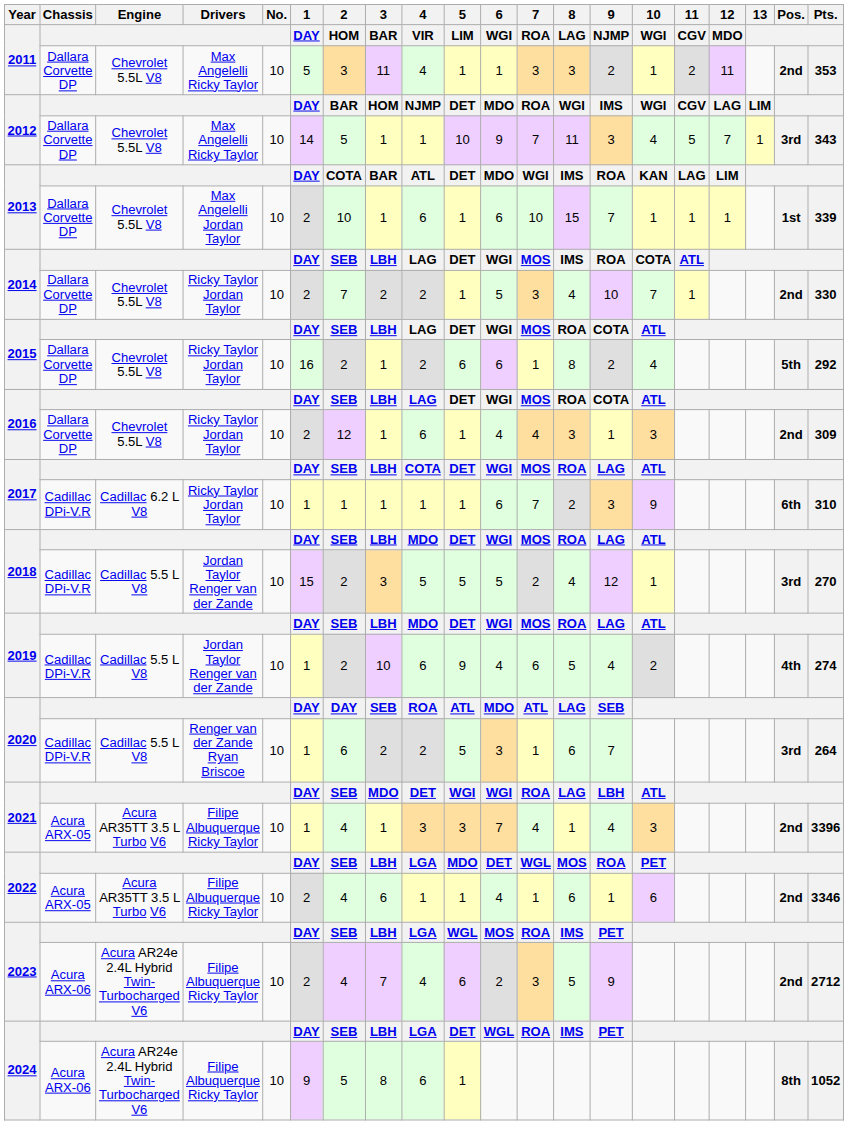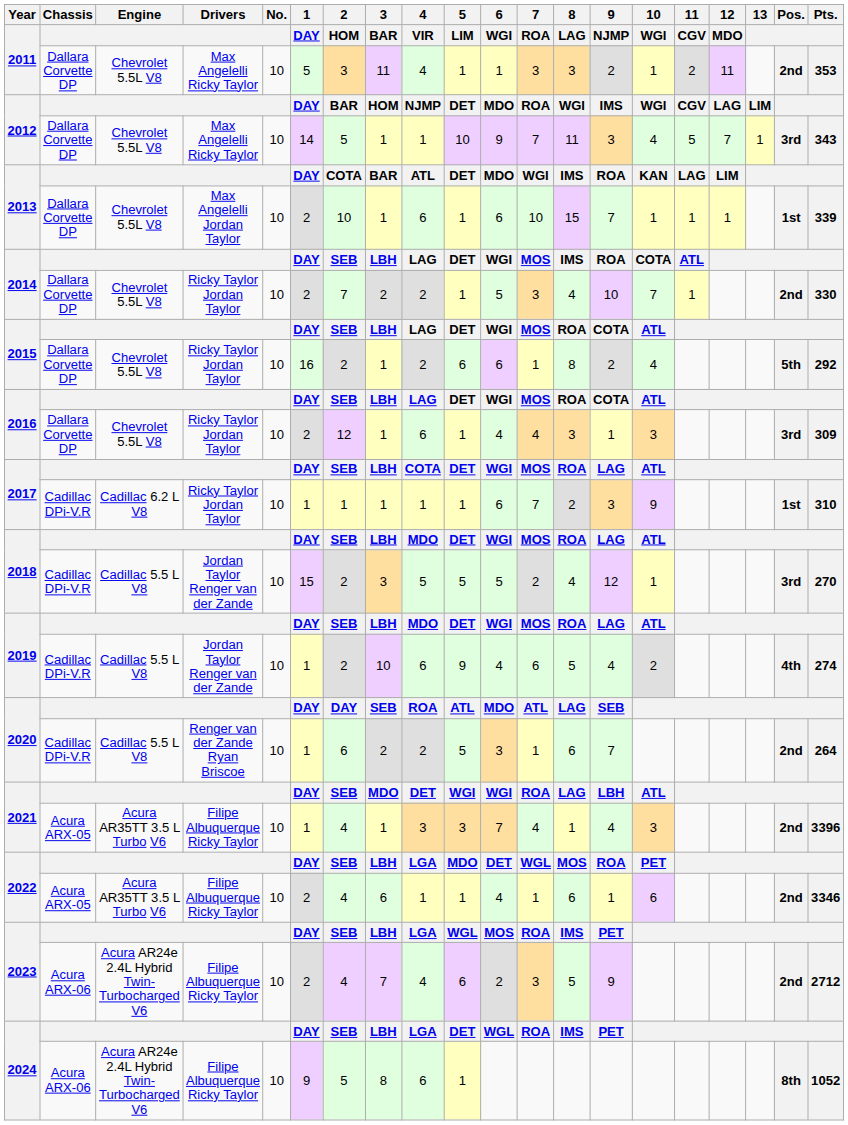(791, 434) 2nd -> (791, 434) 3rd
(791, 504) 6th -> (791, 504) 1st
(791, 750) 3rd -> (791, 750) 2nd
